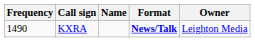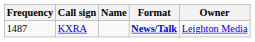(17, 28) 1490 -> (17, 28) 1487
